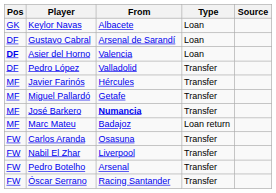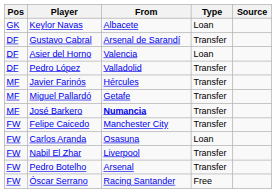(194, 39) Loan -> (210, 39) Transfer
(12, 53) bold -> (12, 53) normal
- row: (52, 124)
+ row: (59, 124)
(201, 138) Transfer -> (203, 138) Loan
(201, 181) Transfer -> (203, 181) Free
